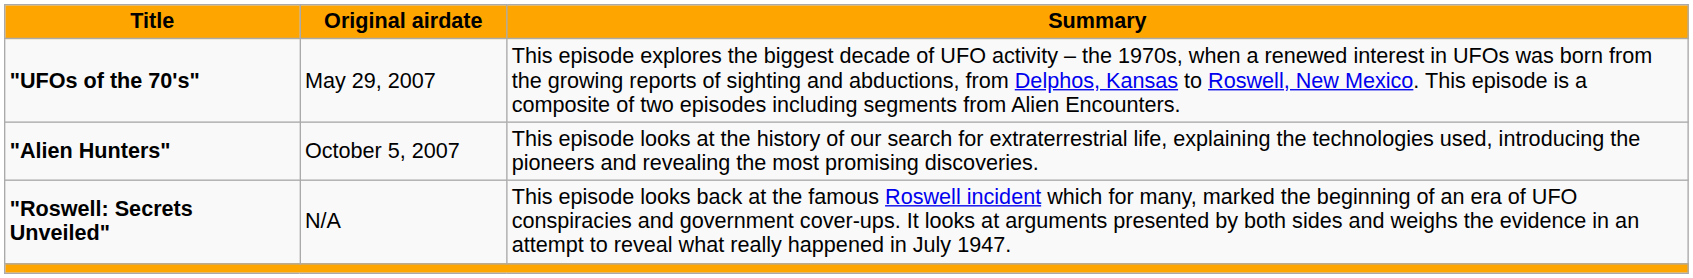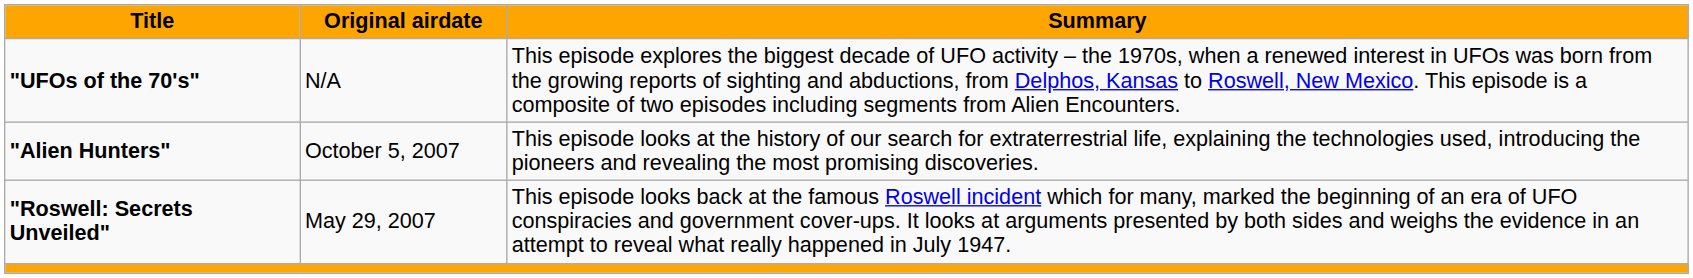(370, 80) May 29, 2007 -> (323, 80) N/A
(323, 221) N/A -> (370, 221) May 29, 2007
